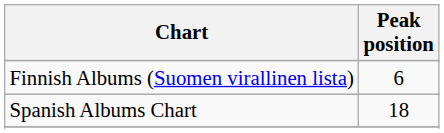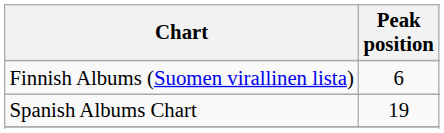(399, 110) 18 -> (399, 110) 19
